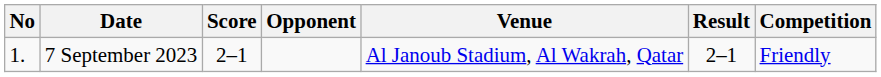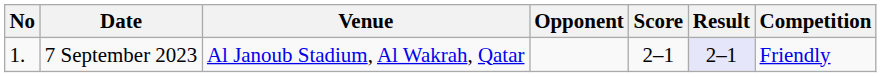columns swapped: (524, 21) <-> (232, 21)
(721, 54) no background -> (721, 54) lavender background
